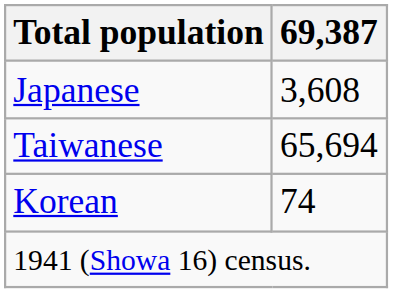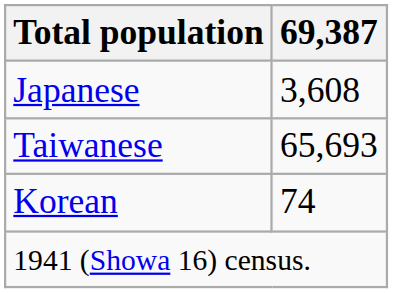(329, 145) 65,694 -> (329, 145) 65,693
